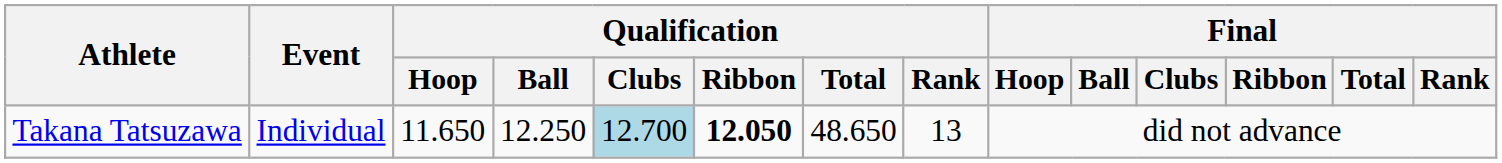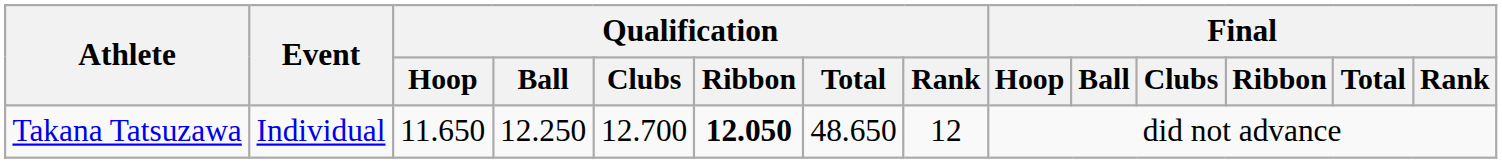(644, 131) lightblue background -> (644, 131) no background
(946, 131) 13 -> (946, 131) 12
